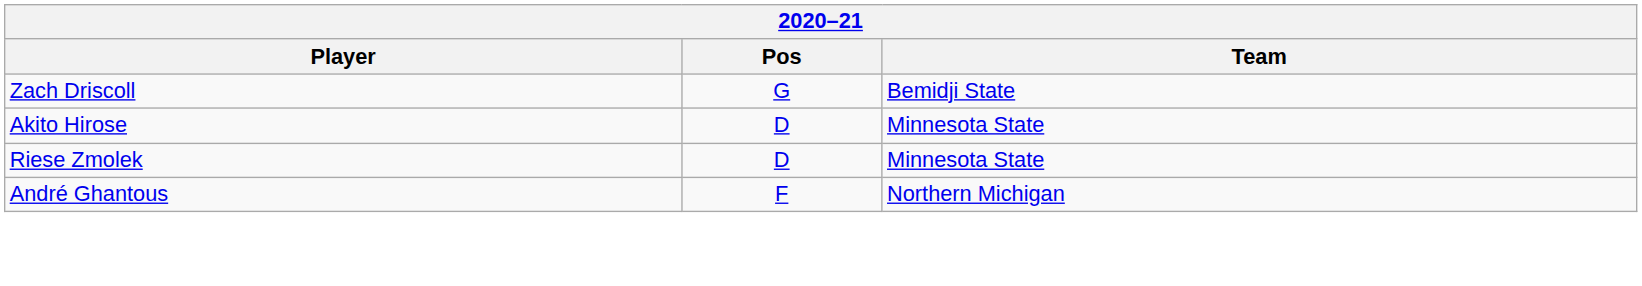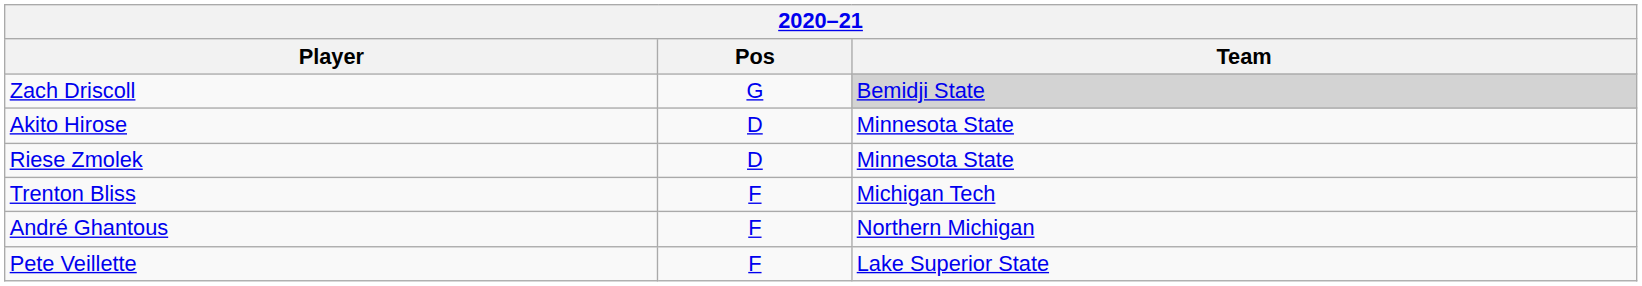(951, 90) no background -> (921, 90) lightgrey background
+ row: (73, 194)
+ row: (73, 263)
